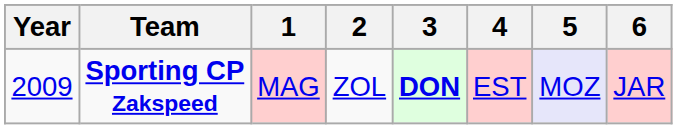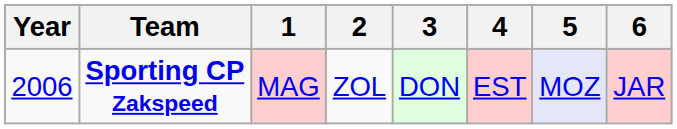(42, 86) 2009 -> (42, 86) 2006
(430, 86) bold -> (430, 86) normal
